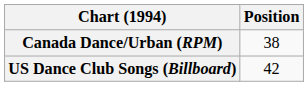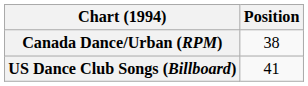(272, 68) 42 -> (272, 68) 41
